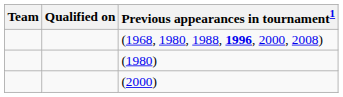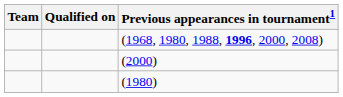rows swapped: (139, 60) <-> (139, 81)
